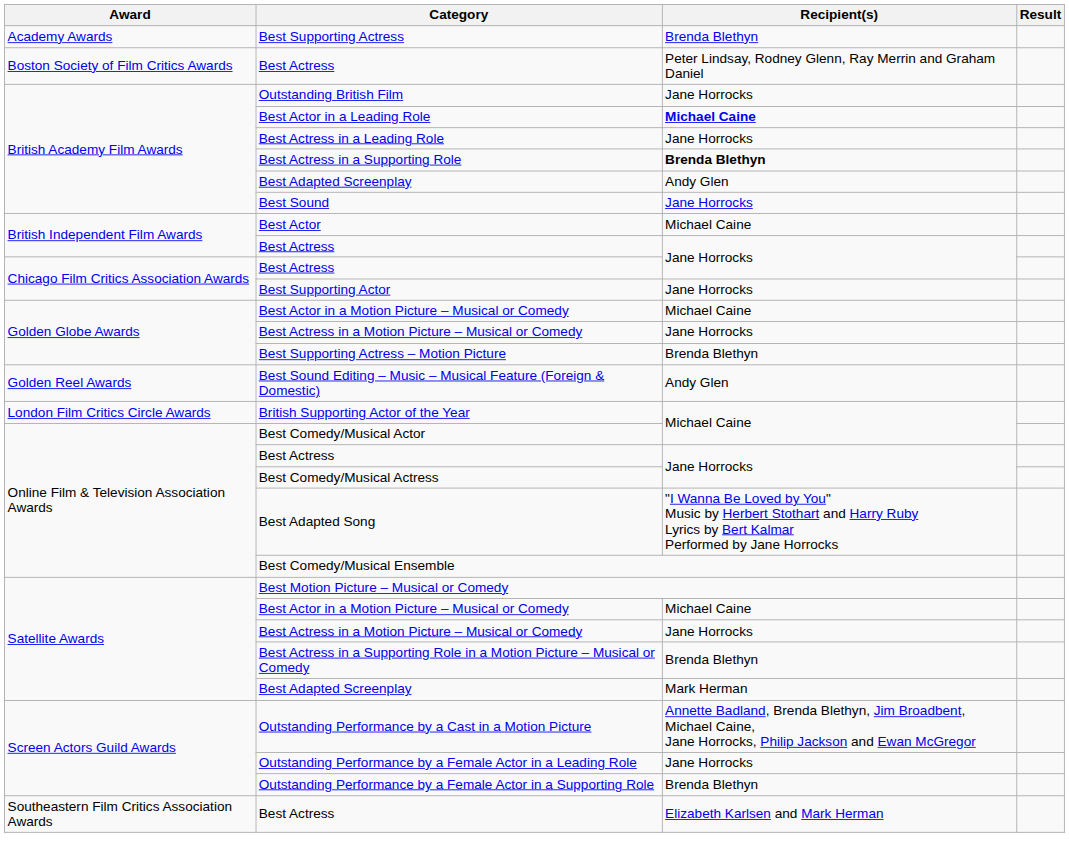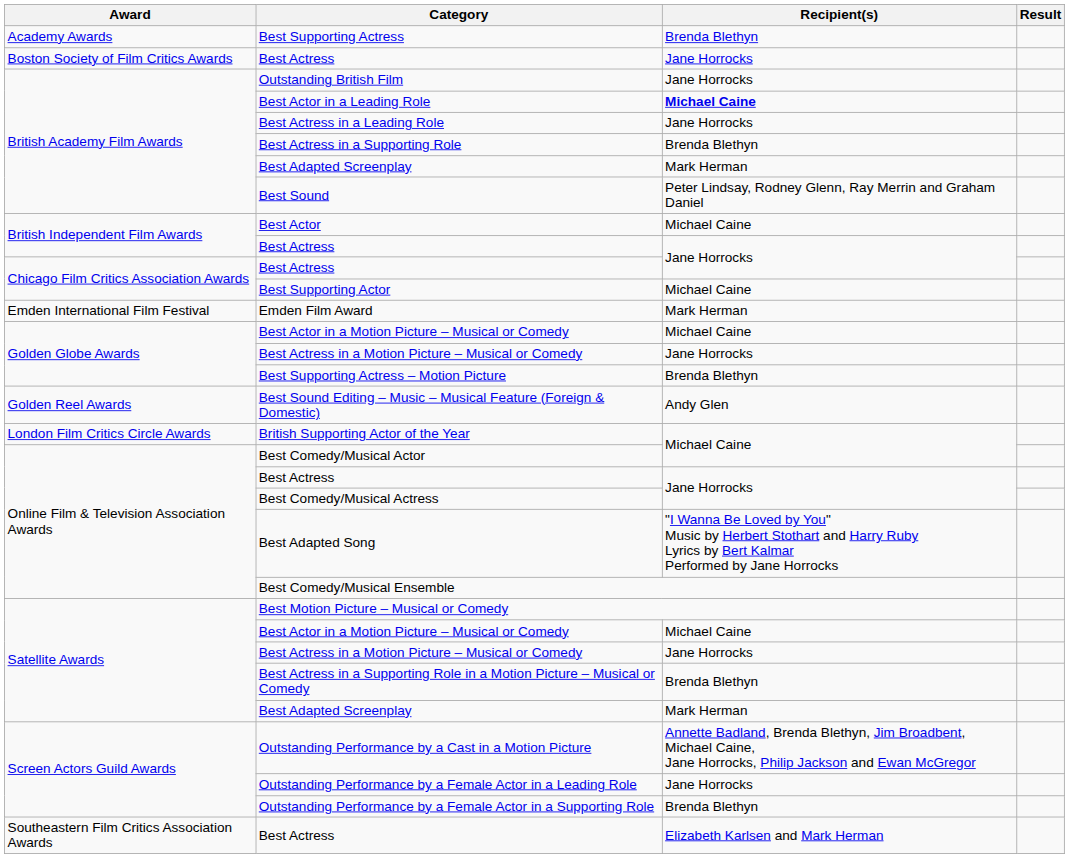(830, 66) Peter Lindsay, Rodney Glenn, Ray Merrin and Graham Daniel -> (709, 58) Jane Horrocks
(715, 159) bold -> (712, 144) normal
(697, 181) Andy Glen -> (706, 166) Mark Herman
(709, 203) Jane Horrocks -> (830, 195) Peter Lindsay, Rodney Glenn, Ray Merrin and Graham Daniel
(709, 289) Jane Horrocks -> (708, 289) Michael Caine
+ row: (108, 310)
